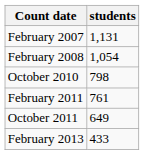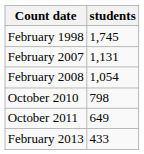+ row: (46, 36)
- row: (45, 97)
